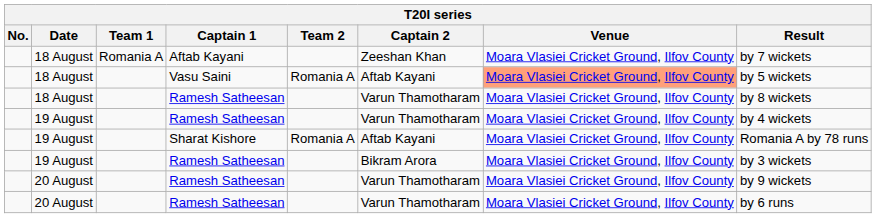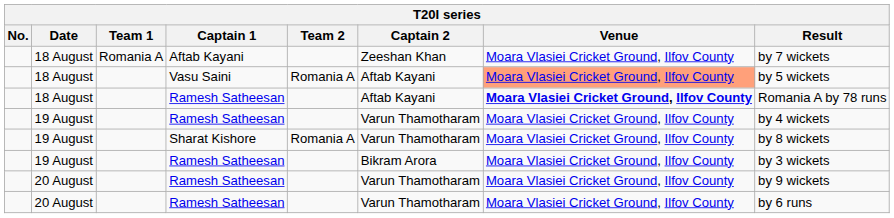(420, 98) Varun Thamotharam -> (398, 98) Aftab Kayani
(610, 98) normal -> (619, 98) bold
(776, 98) by 8 wickets -> (822, 98) Romania A by 78 runs
(398, 139) Aftab Kayani -> (420, 139) Varun Thamotharam
(804, 139) Romania A by 78 runs -> (794, 139) by 8 wickets
